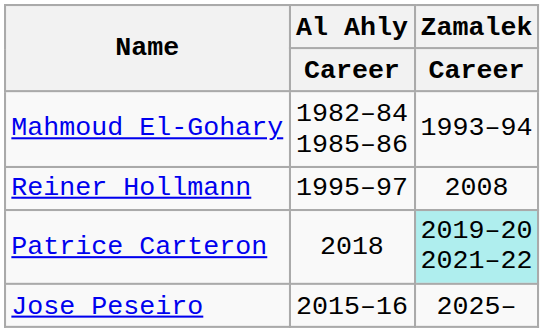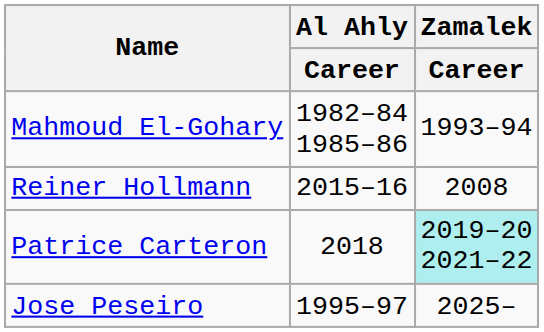(352, 188) 1995–97 -> (352, 188) 2015–16
(352, 305) 2015–16 -> (352, 305) 1995–97
